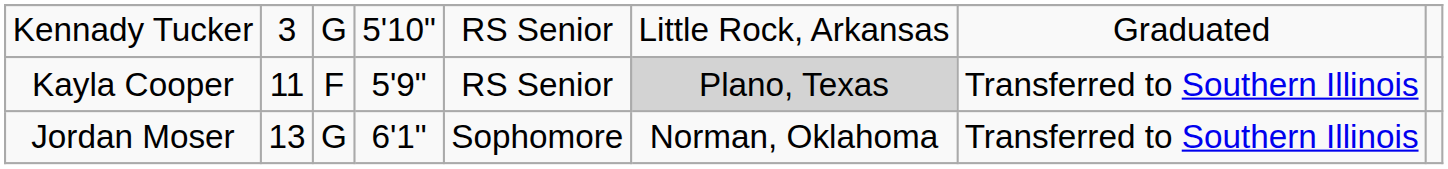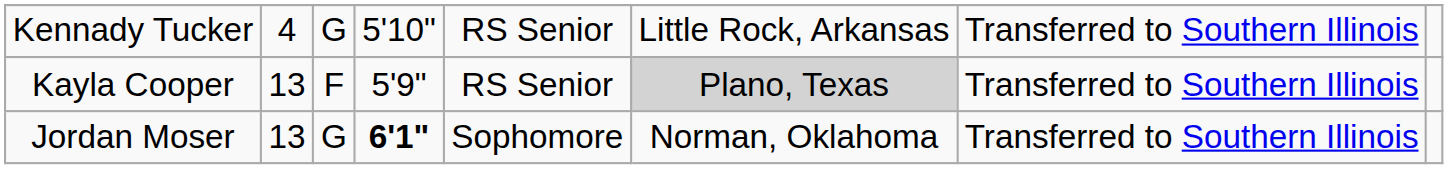(287, 30) 3 -> (287, 30) 4
(1192, 30) Graduated -> (1192, 30) Transferred to Southern Illinois
(287, 83) 11 -> (287, 83) 13
(399, 136) normal -> (399, 136) bold
